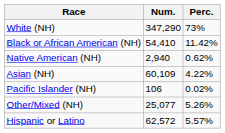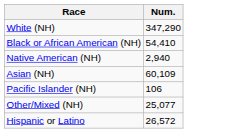- column: (202, 12)
(160, 120) 62,572 -> (160, 120) 26,572
